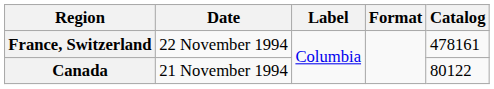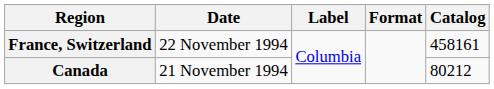(455, 44) 478161 -> (455, 44) 458161
(451, 70) 80122 -> (451, 70) 80212
